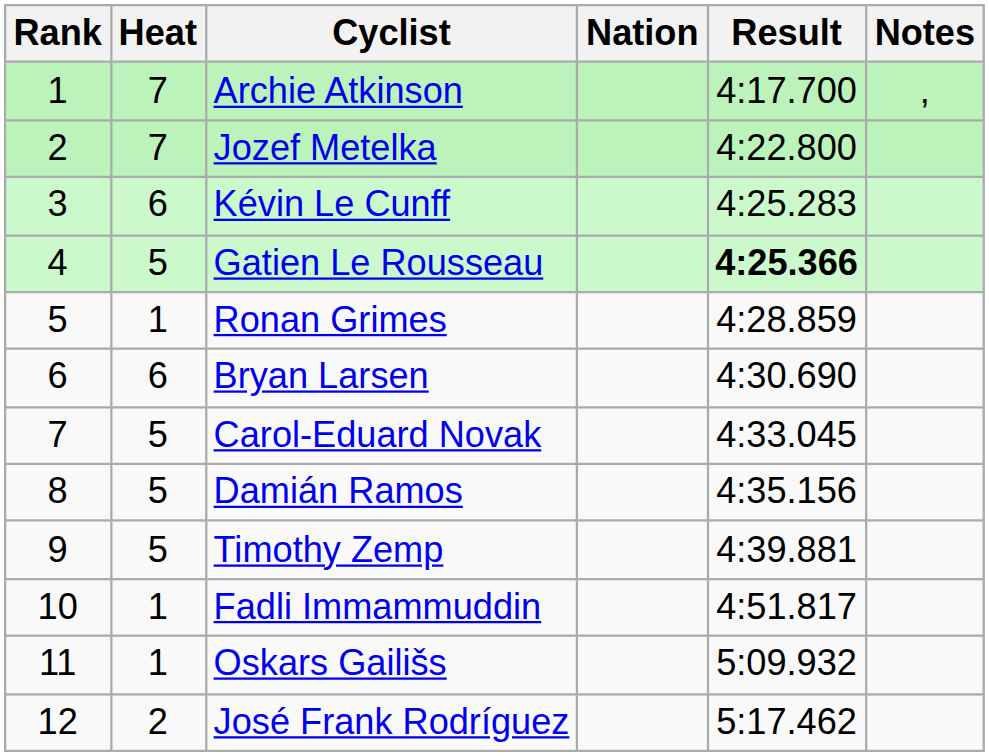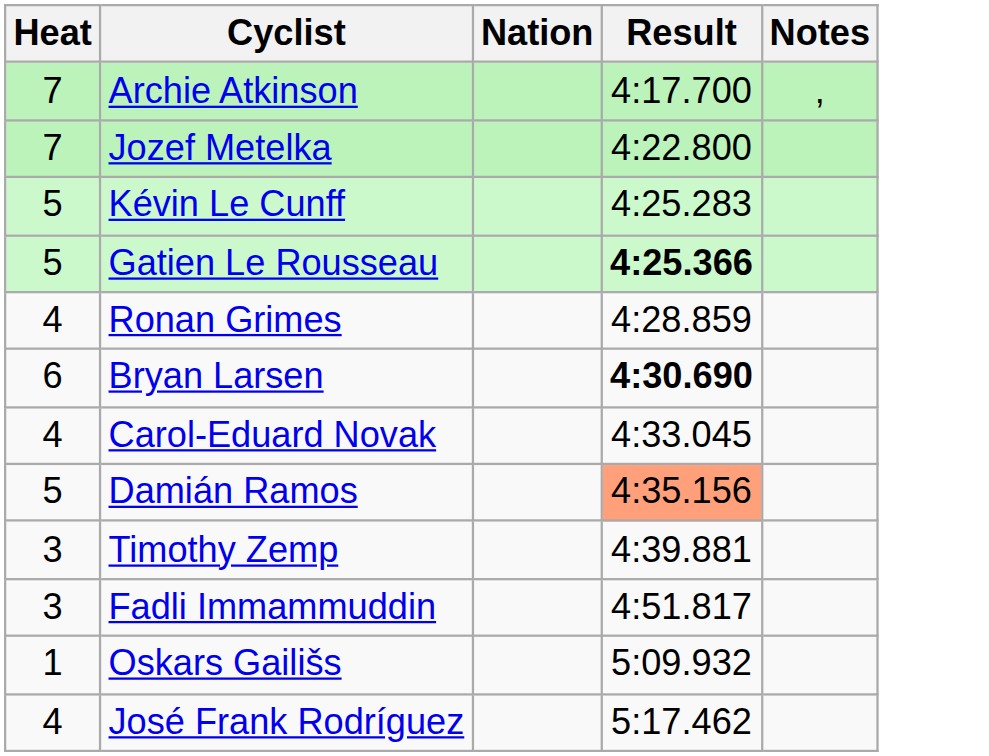- column: (58, 33)
(158, 205) 6 -> (53, 205) 5
(158, 319) 1 -> (53, 319) 4
(787, 377) normal -> (681, 377) bold
(158, 434) 5 -> (53, 434) 4
(787, 491) no background -> (681, 491) lightsalmon background
(158, 549) 5 -> (53, 549) 3
(158, 606) 1 -> (53, 606) 3
(158, 721) 2 -> (53, 721) 4
